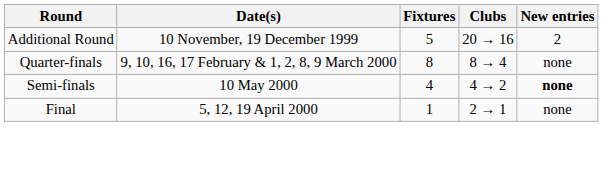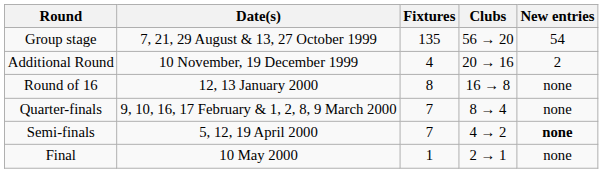+ row: (61, 39)
(429, 39) 5 -> (429, 62) 4
+ row: (61, 86)
(429, 62) 8 -> (429, 109) 7
(259, 86) 10 May 2000 -> (259, 132) 5, 12, 19 April 2000
(429, 86) 4 -> (429, 132) 7
(259, 109) 5, 12, 19 April 2000 -> (259, 156) 10 May 2000
